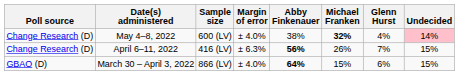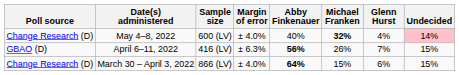(296, 36) 38% -> (296, 36) 40%
(50, 50) Change Research (D) -> (27, 50) GBAO (D)
(27, 64) GBAO (D) -> (50, 64) Change Research (D)
